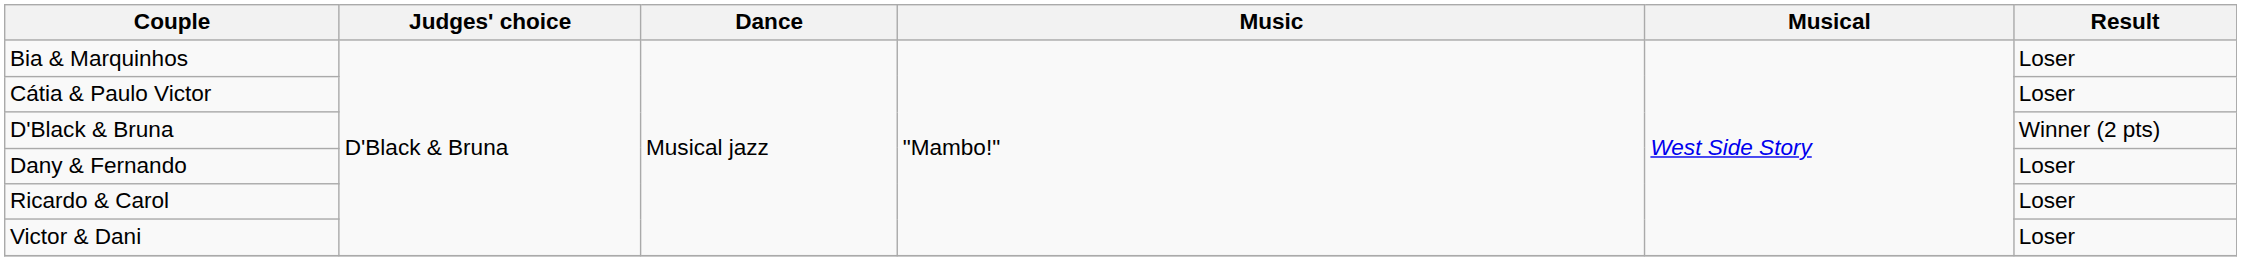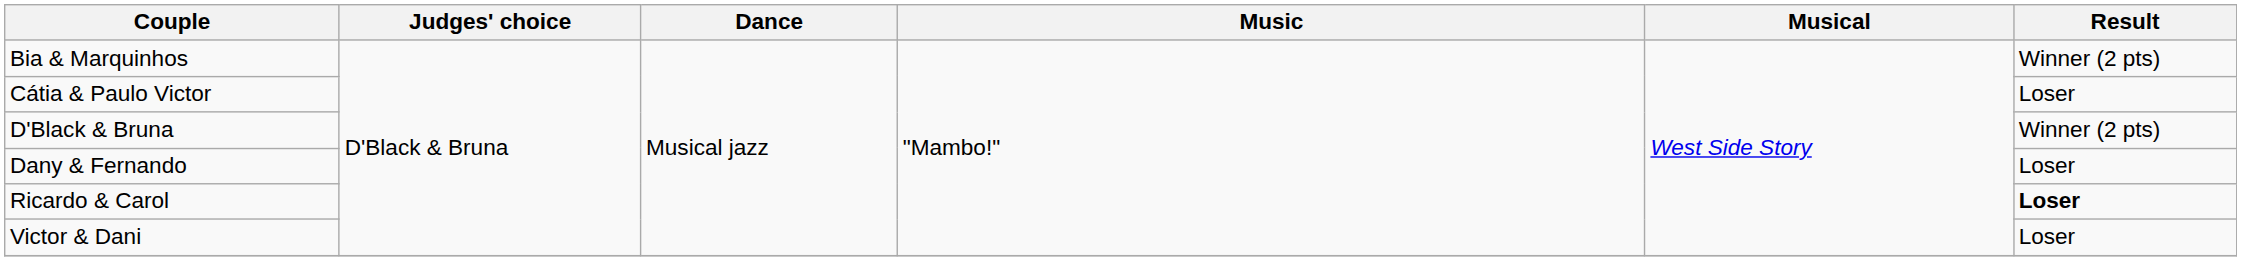(2047, 58) Loser -> (2090, 58) Winner (2 pts)
(2047, 201) normal -> (2049, 201) bold
